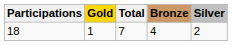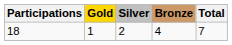columns swapped: (209, 13) <-> (132, 13)
